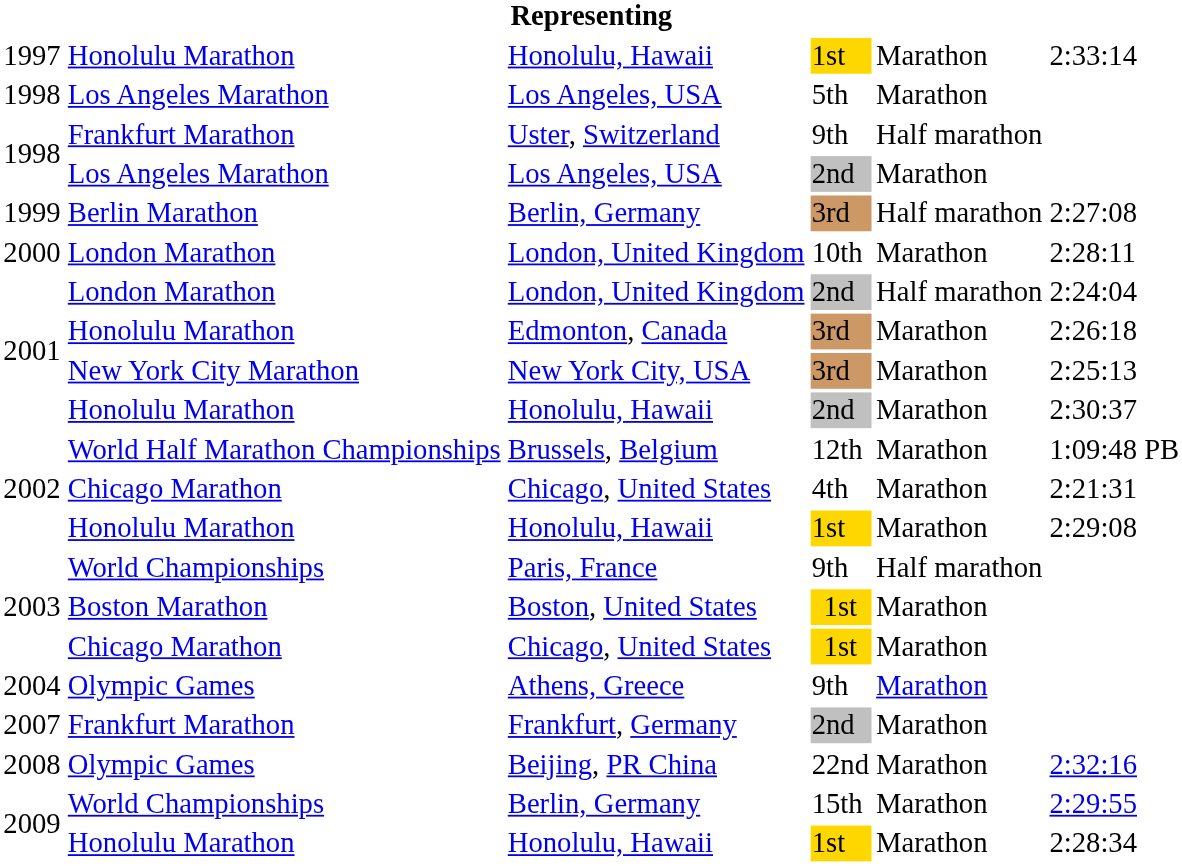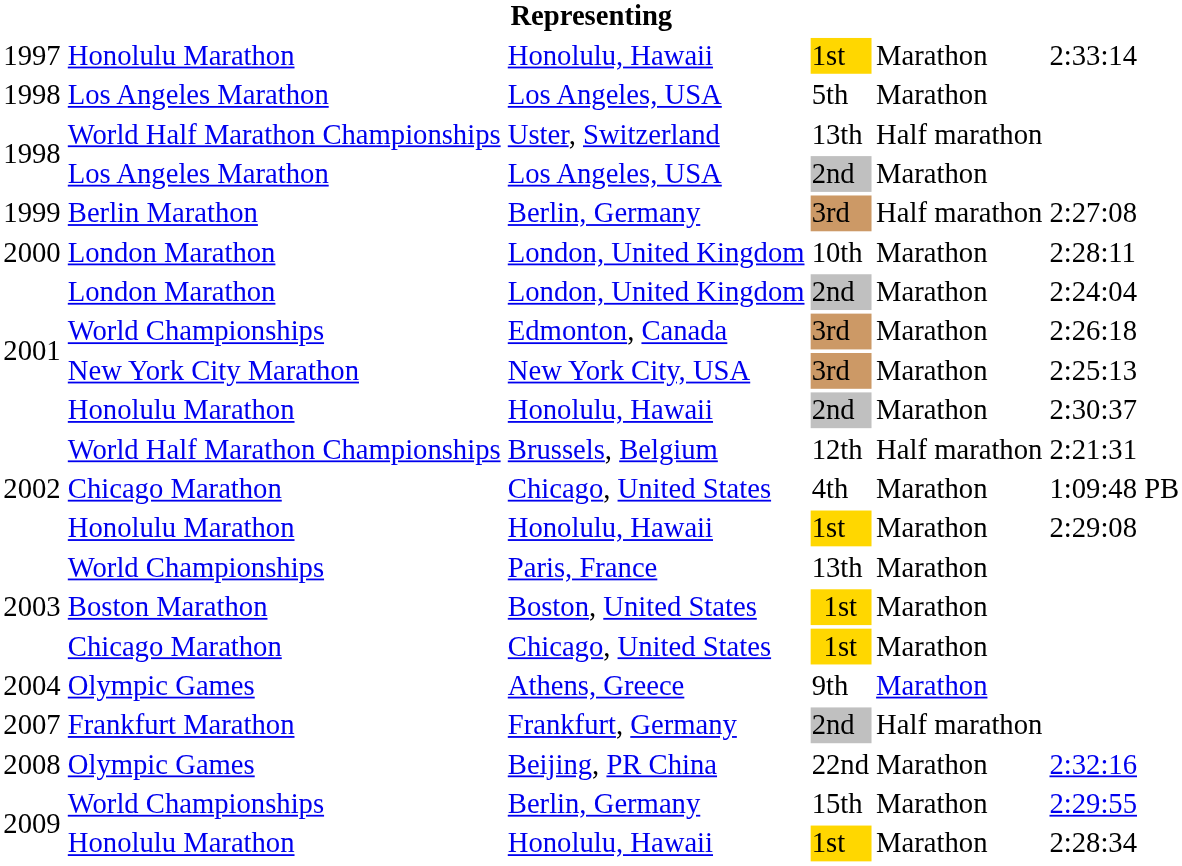(181, 134) Frankfurt Marathon -> (284, 134) World Half Marathon Championships
(830, 134) 9th -> (837, 134) 13th
(959, 291) Half marathon -> (932, 291) Marathon
(181, 331) Honolulu Marathon -> (196, 331) World Championships
(932, 449) Marathon -> (959, 449) Half marathon
(1114, 449) 1:09:48 PB -> (1093, 449) 2:21:31
(1093, 488) 2:21:31 -> (1114, 488) 1:09:48 PB
(830, 567) 9th -> (837, 567) 13th
(959, 567) Half marathon -> (932, 567) Marathon
(932, 724) Marathon -> (959, 724) Half marathon
